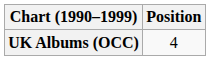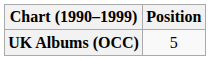(174, 42) 4 -> (174, 42) 5
